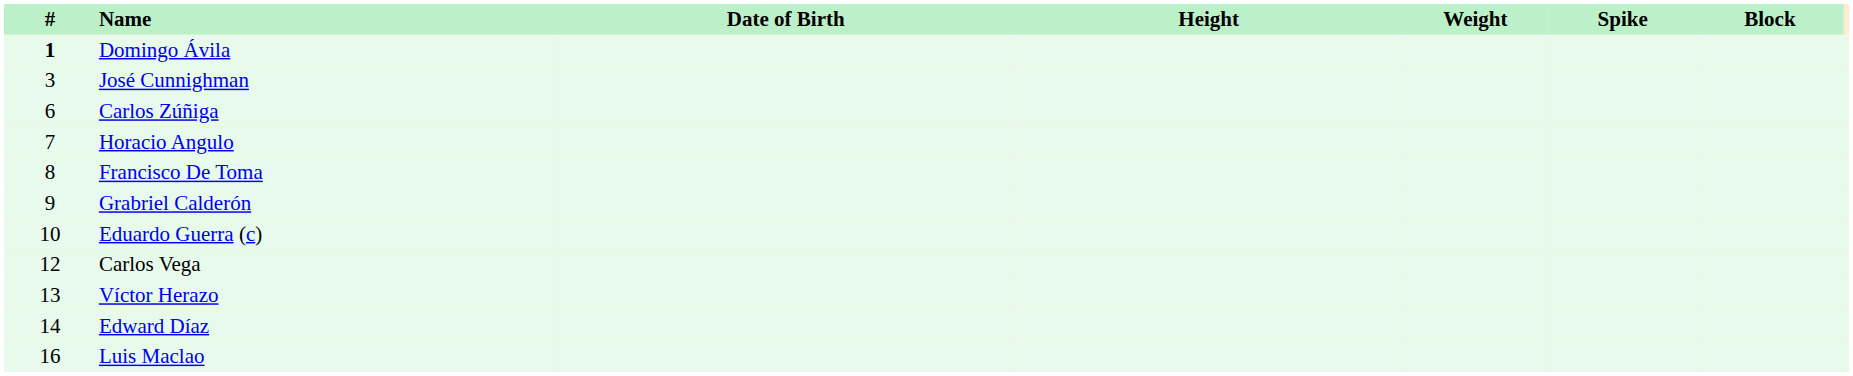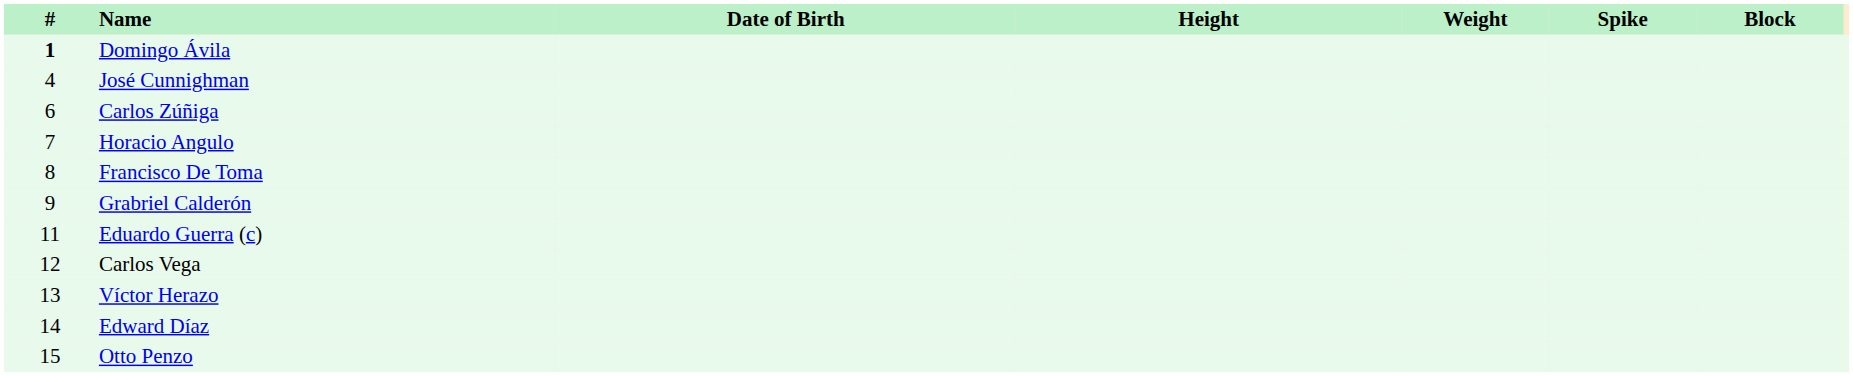(50, 80) 3 -> (50, 80) 4
(50, 233) 10 -> (50, 233) 11
+ row: (146, 356)
- row: (152, 356)
